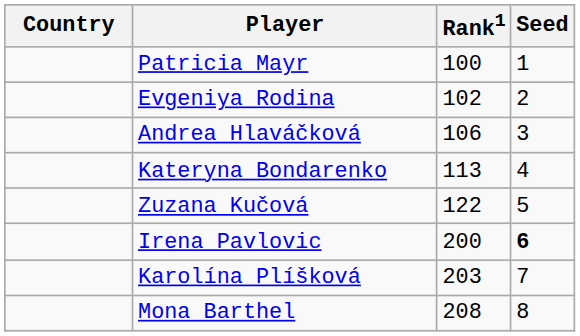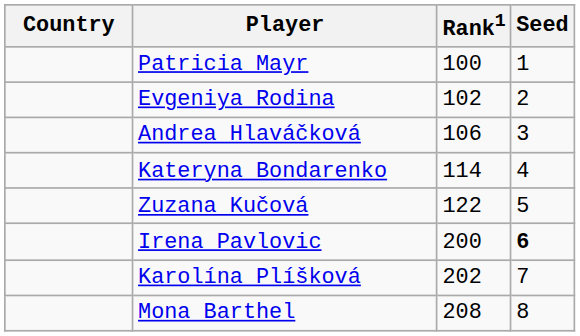(462, 171) 113 -> (462, 171) 114
(462, 277) 203 -> (462, 277) 202
